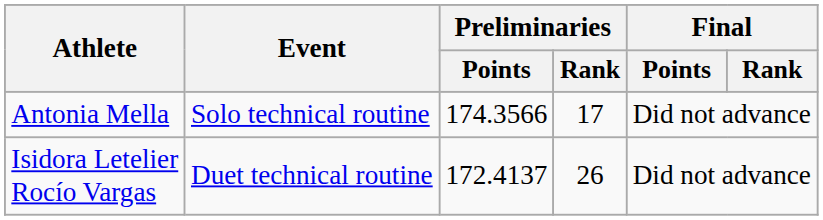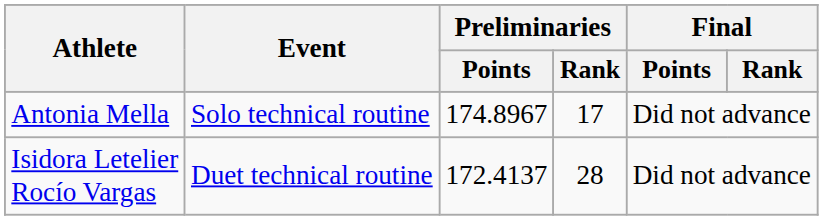(496, 114) 174.3566 -> (496, 114) 174.8967
(590, 175) 26 -> (590, 175) 28
